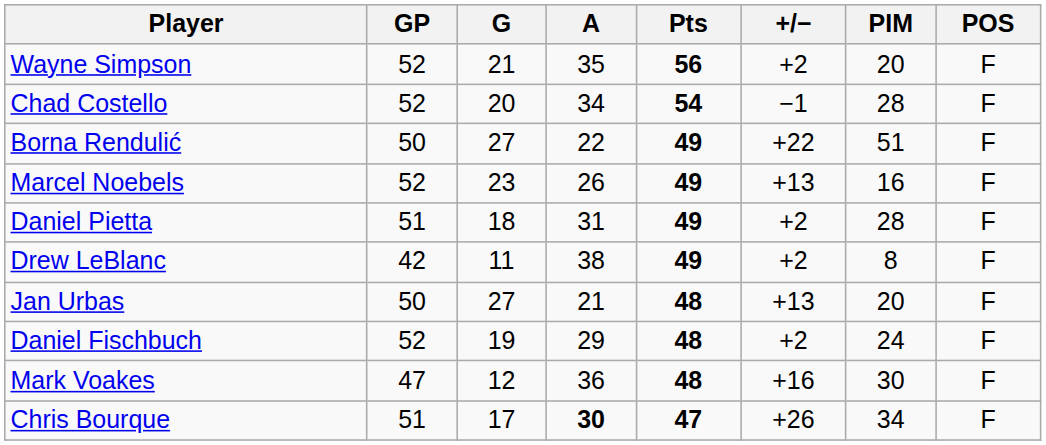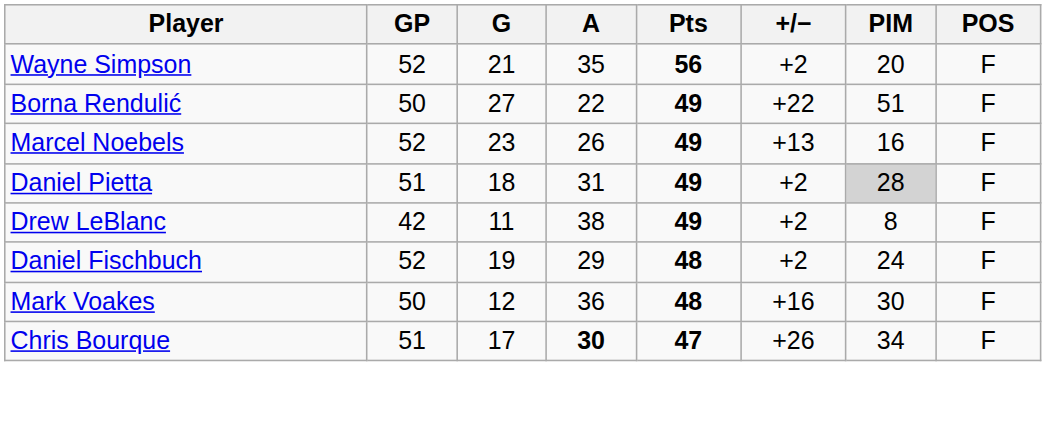- row: (89, 103)
(891, 222) no background -> (891, 182) lightgrey background
- row: (67, 301)
(412, 380) 47 -> (412, 301) 50
